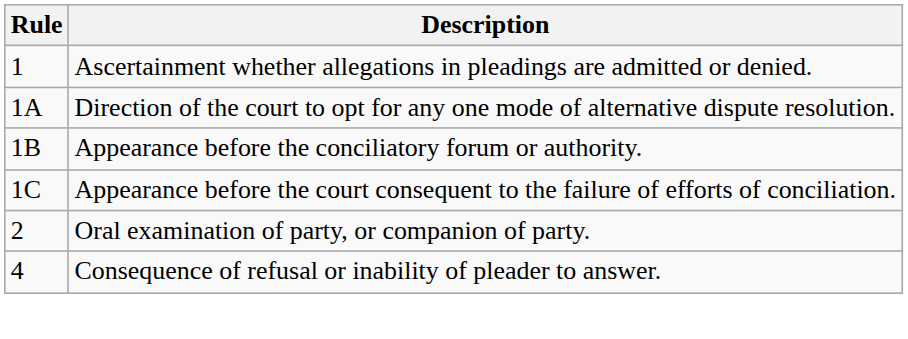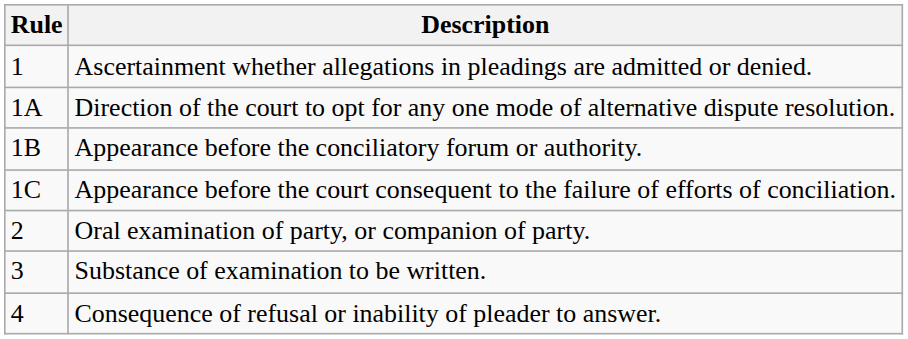+ row: (280, 271)
